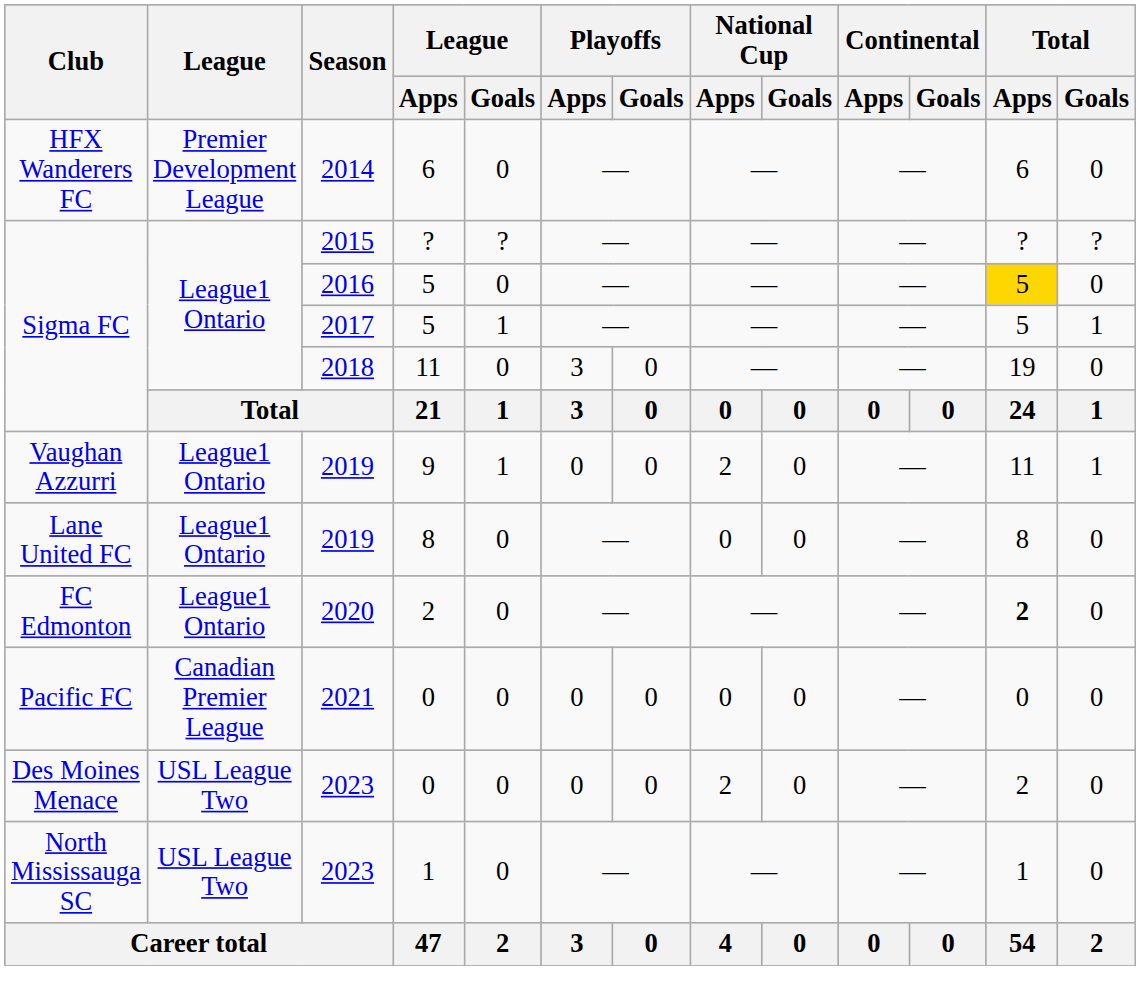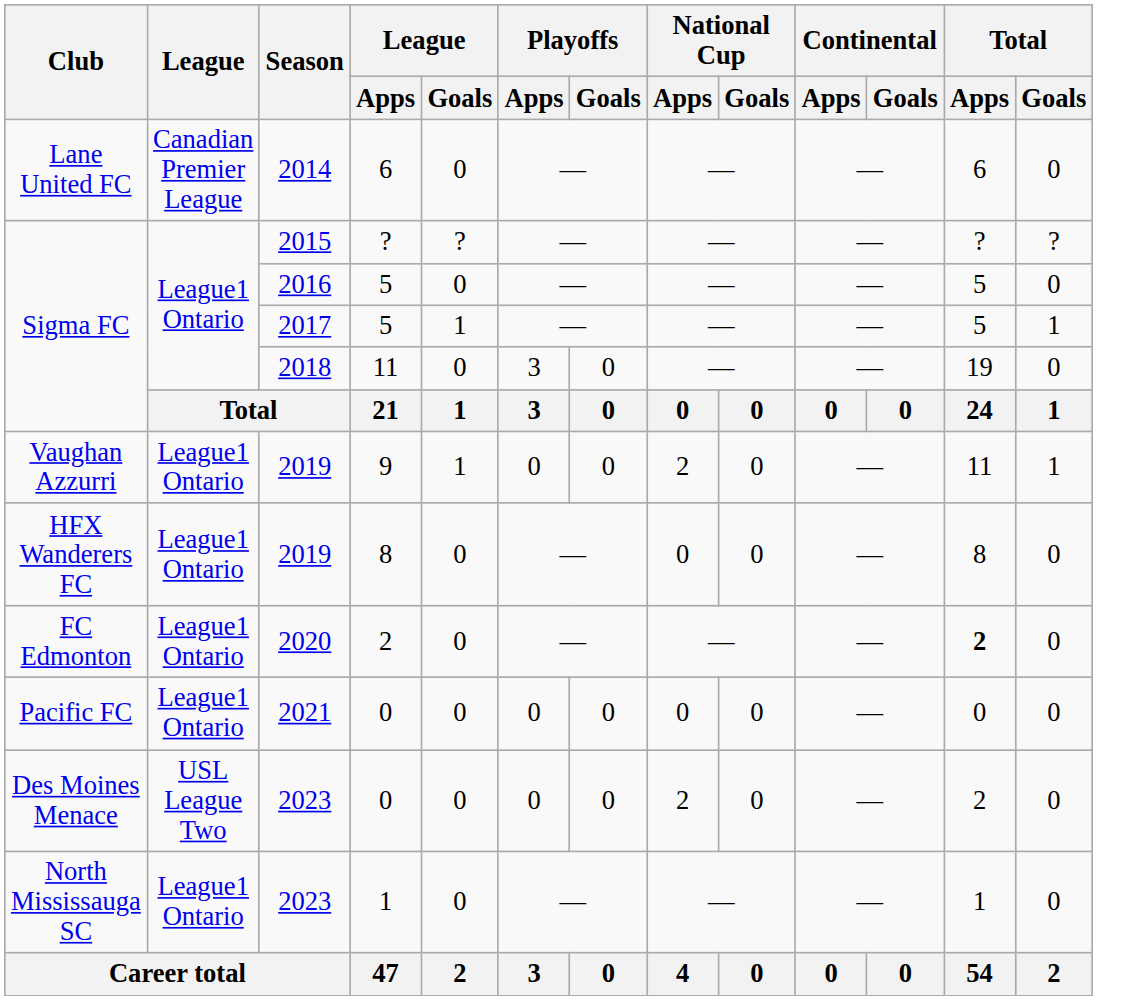(76, 169) HFX Wanderers FC -> (76, 169) Lane United FC
(225, 169) Premier Development League -> (203, 169) Canadian Premier League
(1022, 283) gold background -> (980, 283) no background
(76, 539) Lane United FC -> (76, 554) HFX Wanderers FC
(225, 698) Canadian Premier League -> (203, 713) League1 Ontario
(225, 871) USL League Two -> (203, 901) League1 Ontario
